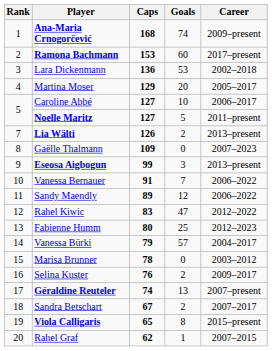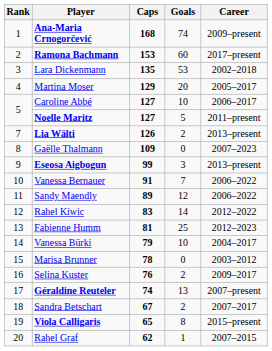(147, 70) 136 -> (147, 70) 135
(183, 212) 47 -> (183, 212) 14
(147, 228) 80 -> (147, 228) 81
(183, 243) 57 -> (183, 243) 10
